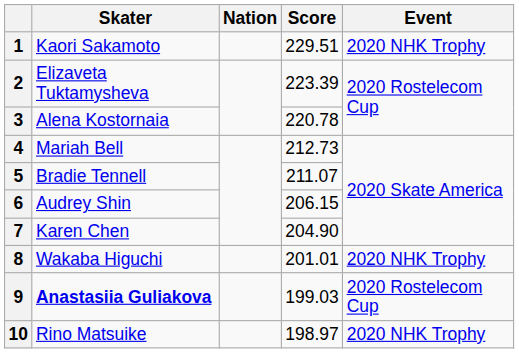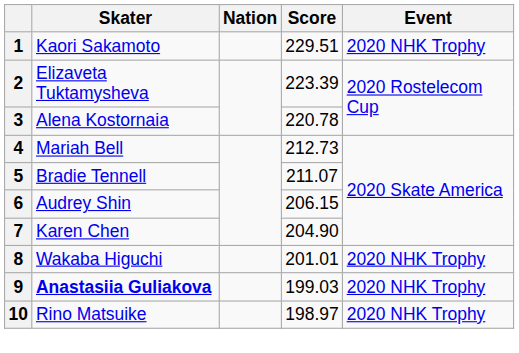(415, 296) 2020 Rostelecom Cup -> (416, 286) 2020 NHK Trophy
